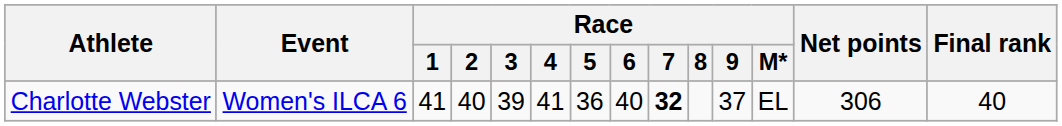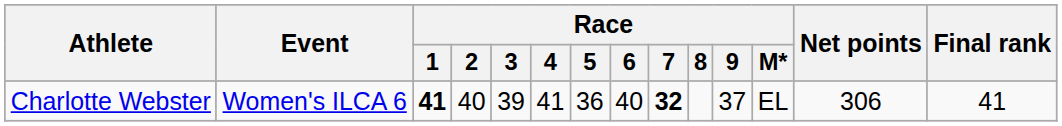(432, 101) normal -> (432, 101) bold
(992, 101) 40 -> (992, 101) 41
